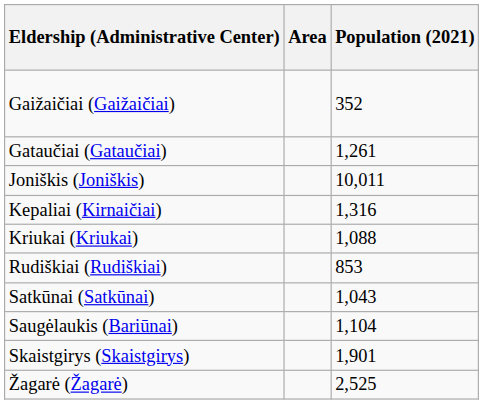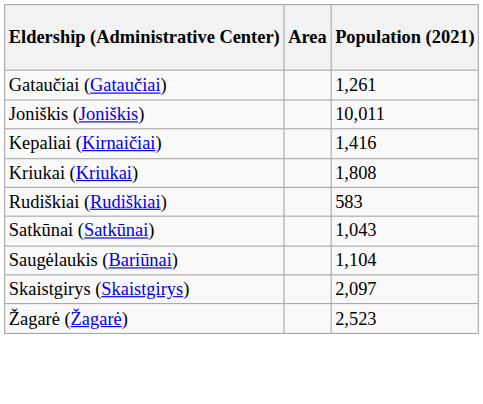- row: (92, 103)
(356, 209) 1,316 -> (356, 143) 1,416
(356, 238) 1,088 -> (356, 172) 1,808
(349, 267) 853 -> (349, 201) 583
(356, 355) 1,901 -> (356, 289) 2,097
(356, 384) 2,525 -> (356, 318) 2,523
